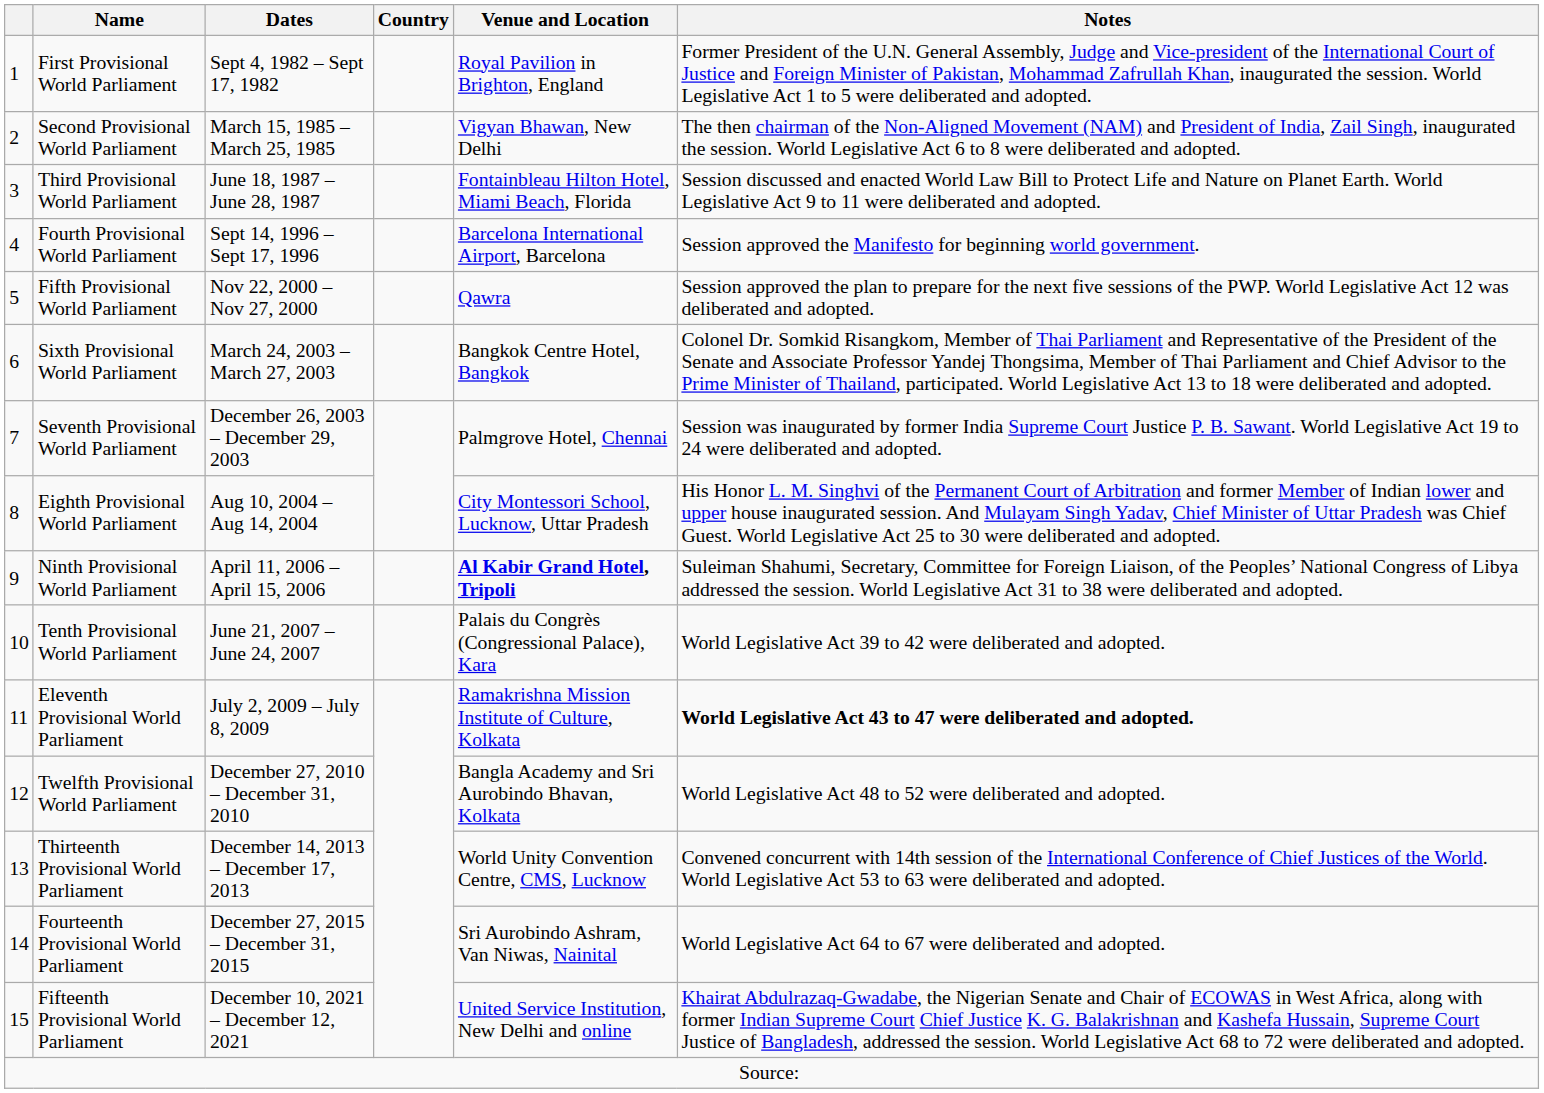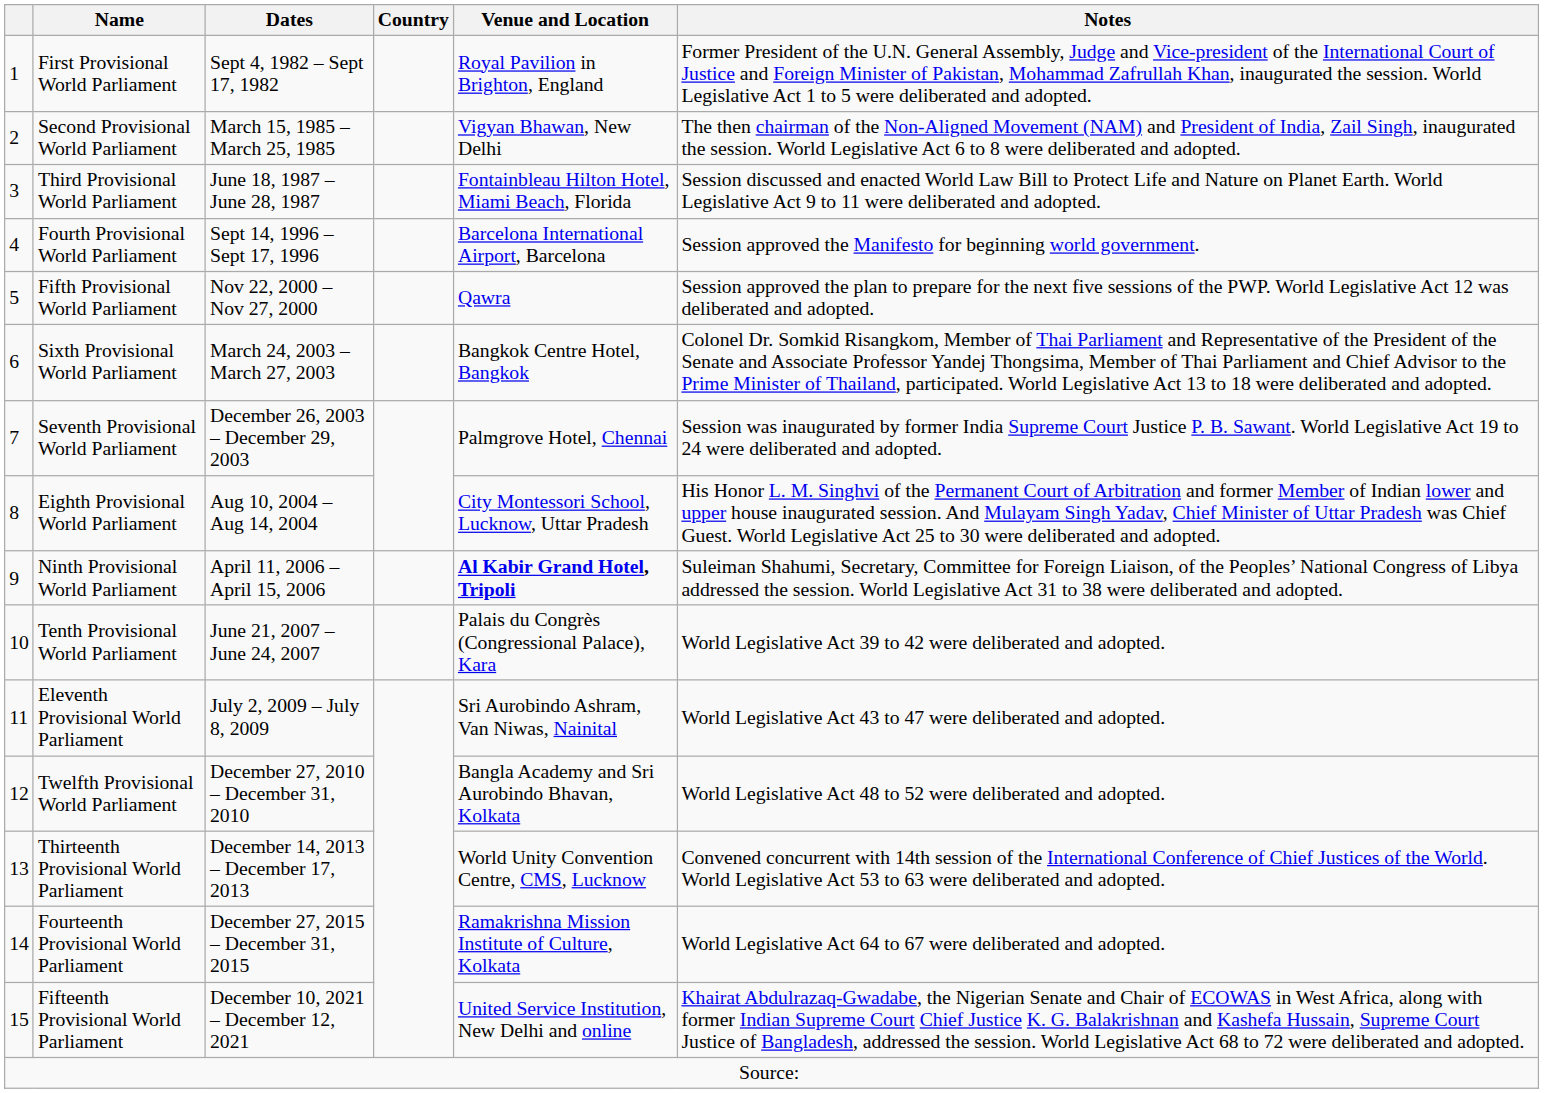(544, 717) Ramakrishna Mission Institute of Culture, Kolkata -> (549, 717) Sri Aurobindo Ashram, Van Niwas, Nainital
(938, 717) bold -> (923, 717) normal
(549, 944) Sri Aurobindo Ashram, Van Niwas, Nainital -> (544, 944) Ramakrishna Mission Institute of Culture, Kolkata
